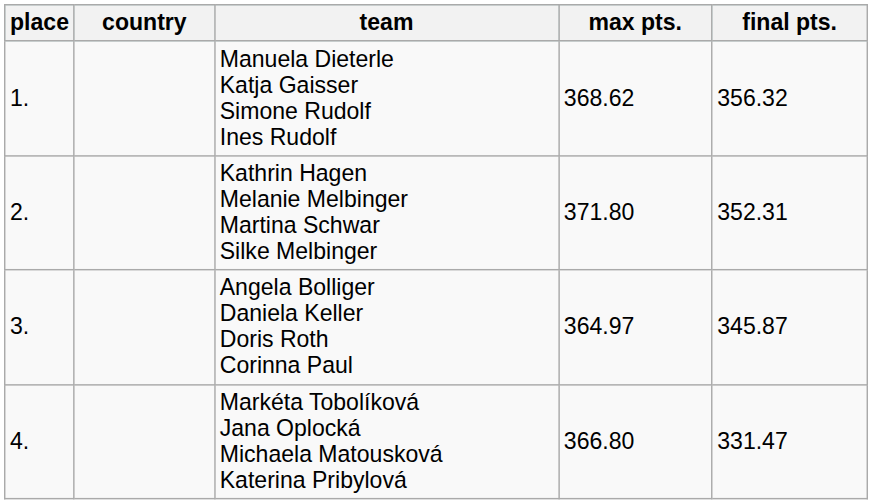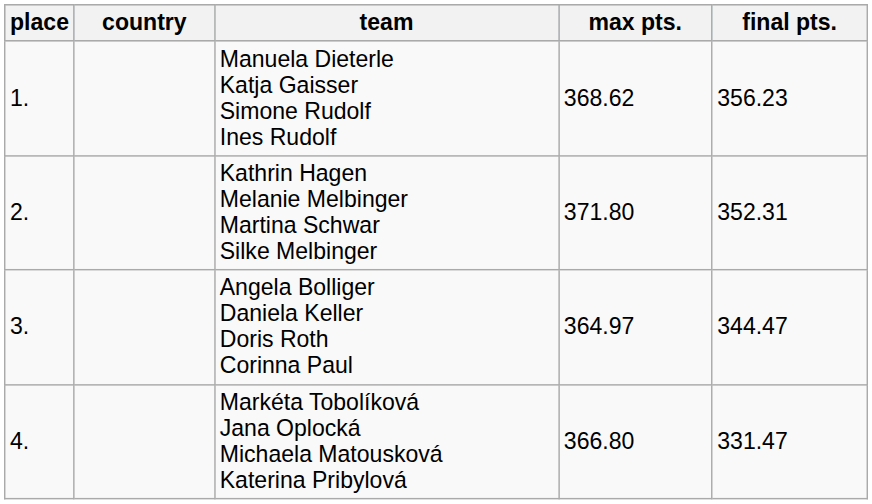(753, 98) 356.32 -> (753, 98) 356.23
(753, 326) 345.87 -> (753, 326) 344.47
